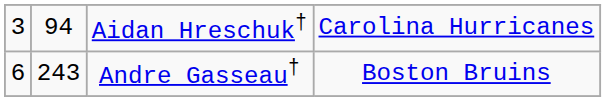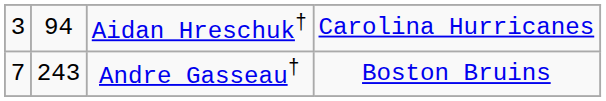(18, 73) 6 -> (18, 73) 7
